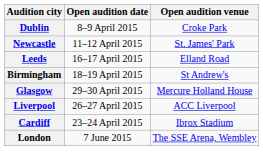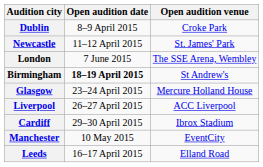rows swapped: (34, 59) <-> (34, 138)
(107, 75) normal -> (107, 75) bold
(107, 91) 29–30 April 2015 -> (107, 91) 23–24 April 2015
(107, 122) 23–24 April 2015 -> (107, 122) 29–30 April 2015
+ row: (34, 138)
